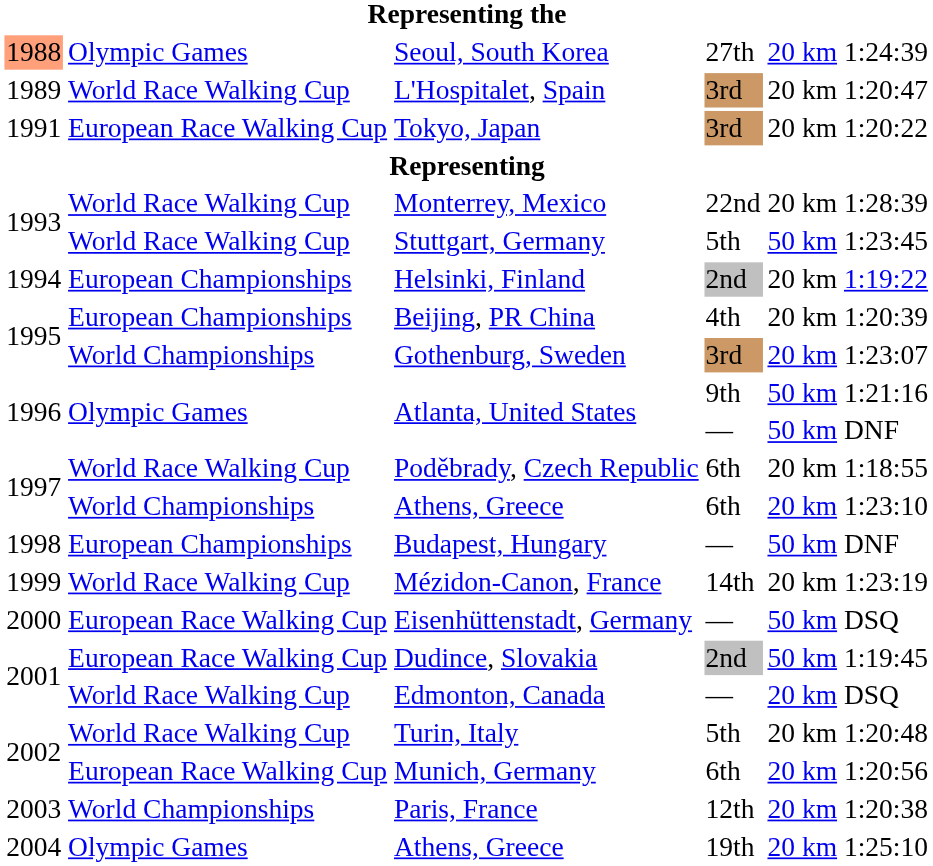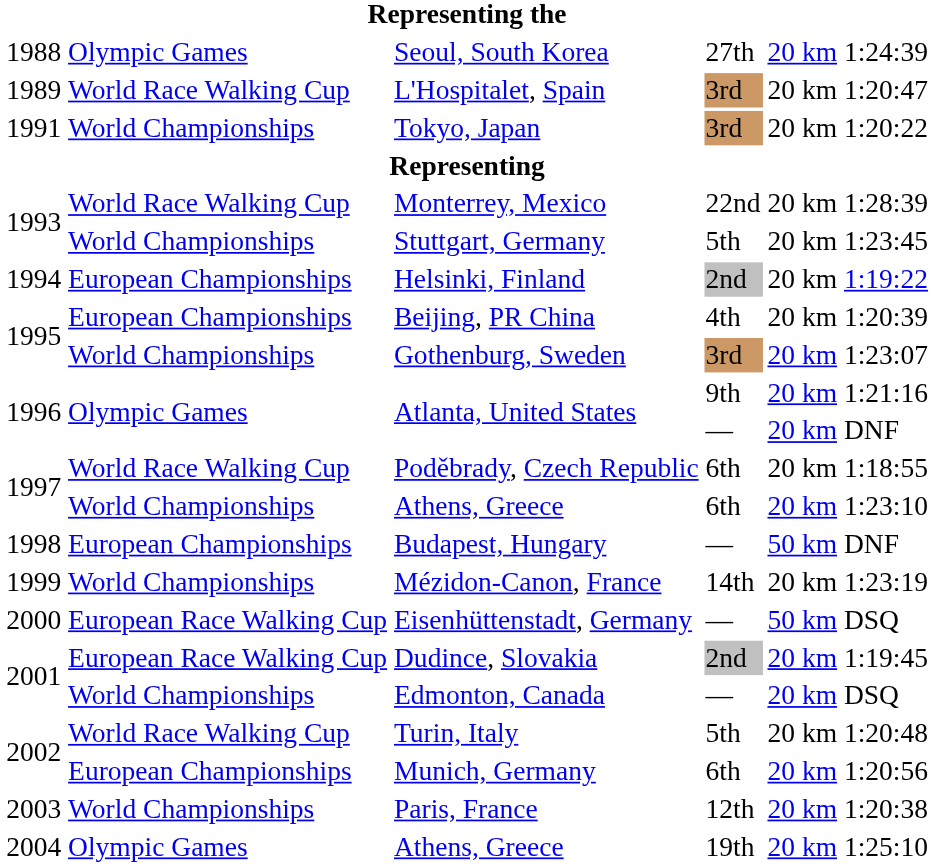(34, 52) lightsalmon background -> (34, 52) no background
(228, 127) European Race Walking Cup -> (191, 127) World Championships
(209, 241) World Race Walking Cup -> (191, 241) World Championships
(802, 241) 50 km -> (802, 241) 20 km
(802, 392) 50 km -> (802, 392) 20 km
(802, 430) 50 km -> (802, 430) 20 km
(209, 581) World Race Walking Cup -> (191, 581) World Championships
(802, 657) 50 km -> (802, 657) 20 km
(209, 695) World Race Walking Cup -> (191, 695) World Championships
(228, 771) European Race Walking Cup -> (210, 771) European Championships
